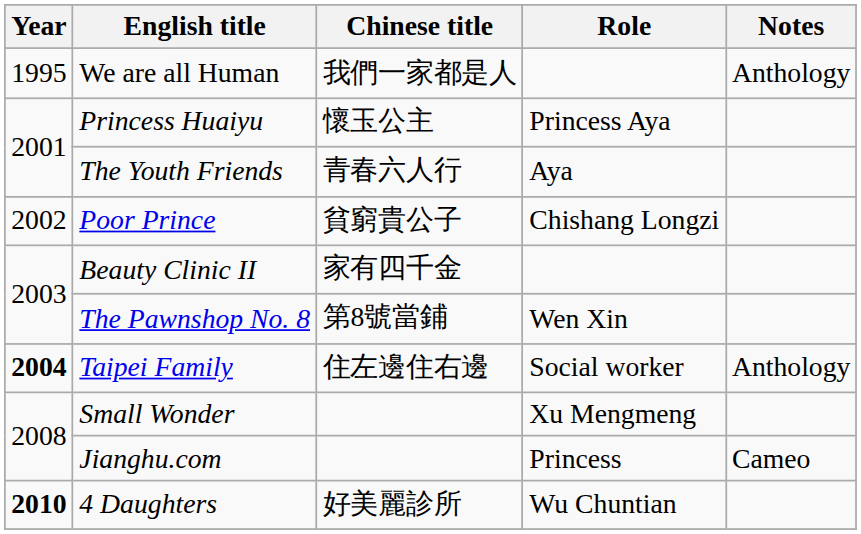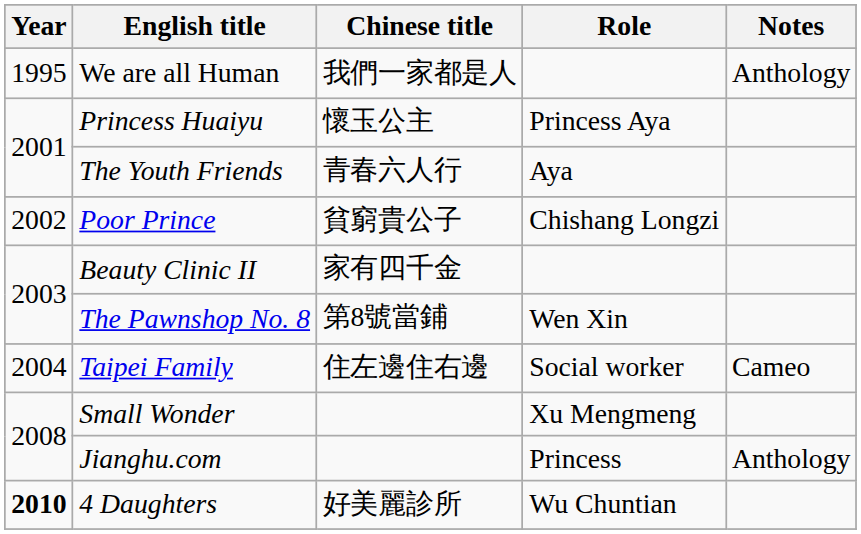(39, 367) bold -> (39, 367) normal
(791, 367) Anthology -> (771, 367) Cameo
(771, 457) Cameo -> (791, 457) Anthology
